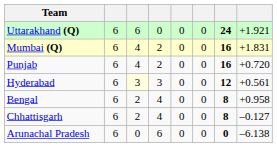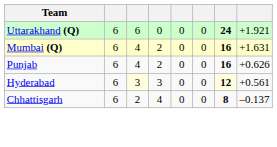(254, 47) +1.831 -> (254, 47) +1.631
(254, 64) +0.720 -> (254, 64) +0.626
(226, 82) no background -> (226, 82) lightyellow background
- row: (22, 99)
(254, 116) –0.127 -> (254, 99) –0.137
- row: (48, 133)
